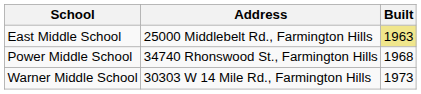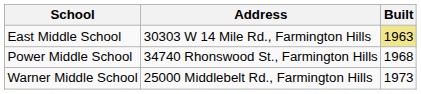(258, 36) 25000 Middlebelt Rd., Farmington Hills -> (257, 36) 30303 W 14 Mile Rd., Farmington Hills
(257, 78) 30303 W 14 Mile Rd., Farmington Hills -> (258, 78) 25000 Middlebelt Rd., Farmington Hills
